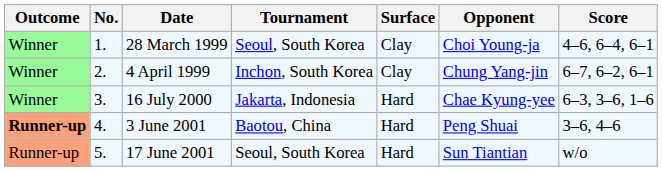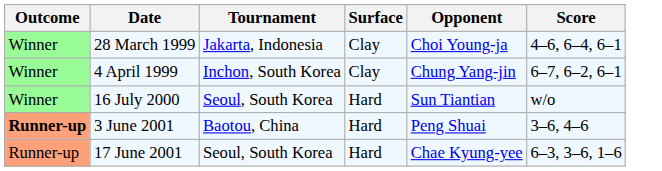- column: (106, 17)
(300, 44) Seoul, South Korea -> (263, 44) Jakarta, Indonesia
(295, 98) Jakarta, Indonesia -> (268, 98) Seoul, South Korea
(499, 98) Chae Kyung-yee -> (453, 98) Sun Tiantian
(608, 98) 6–3, 3–6, 1–6 -> (543, 98) w/o
(485, 152) Sun Tiantian -> (467, 152) Chae Kyung-yee
(575, 152) w/o -> (576, 152) 6–3, 3–6, 1–6
